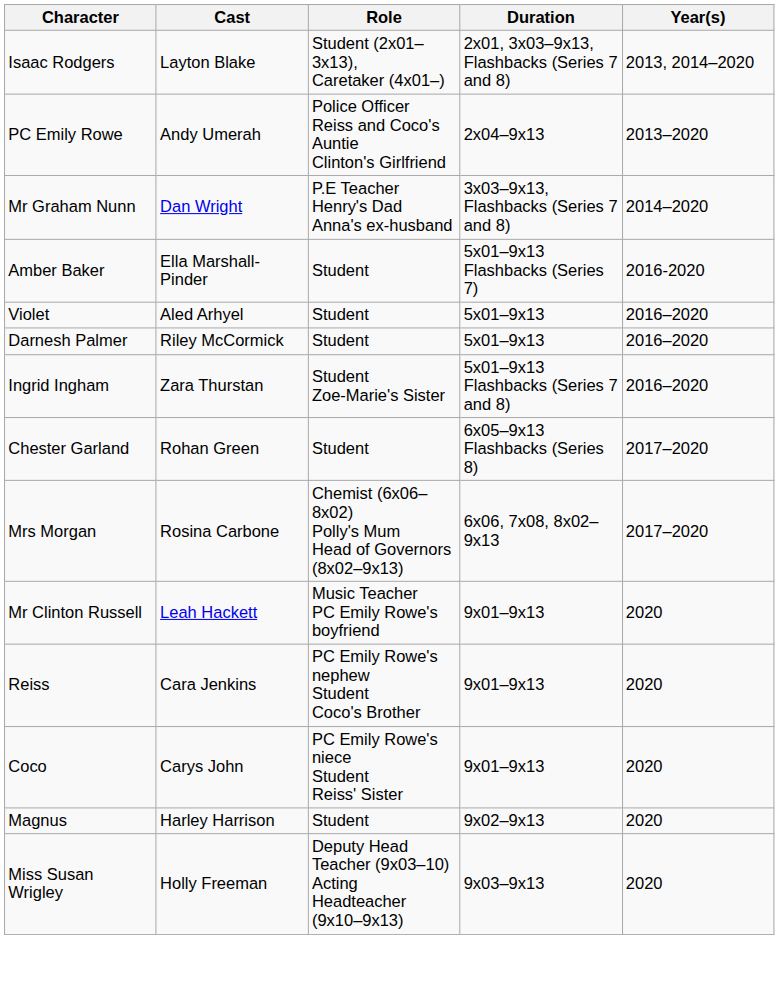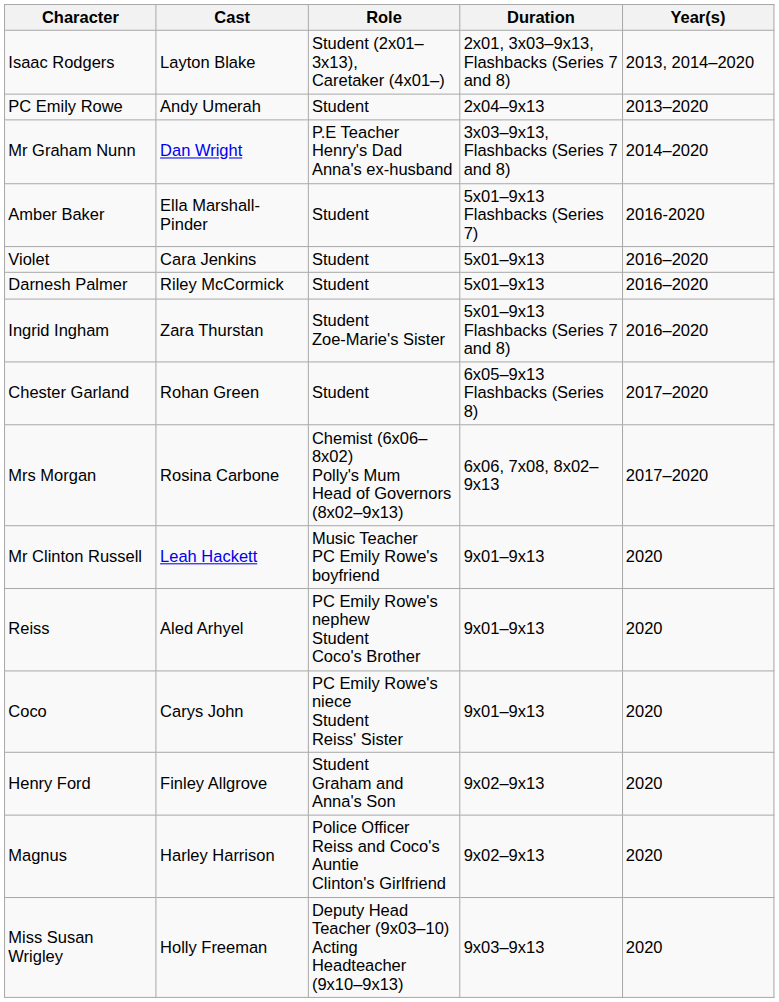(379, 134) Police Officer Reiss and Coco's Auntie Clinton's Girlfriend -> (340, 106) Student
(202, 315) Aled Arhyel -> (208, 259) Cara Jenkins
(208, 685) Cara Jenkins -> (202, 629) Aled Arhyel
+ row: (50, 783)
(340, 820) Student -> (379, 856) Police Officer Reiss and Coco's Auntie Clinton's Girlfriend
